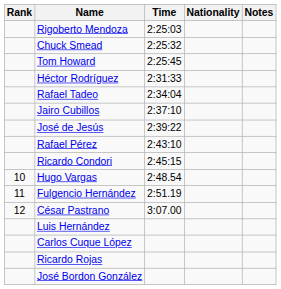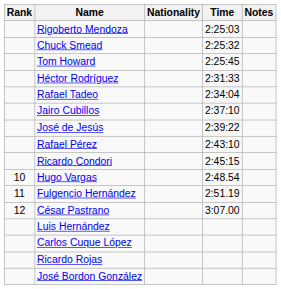columns swapped: (213, 12) <-> (164, 12)
